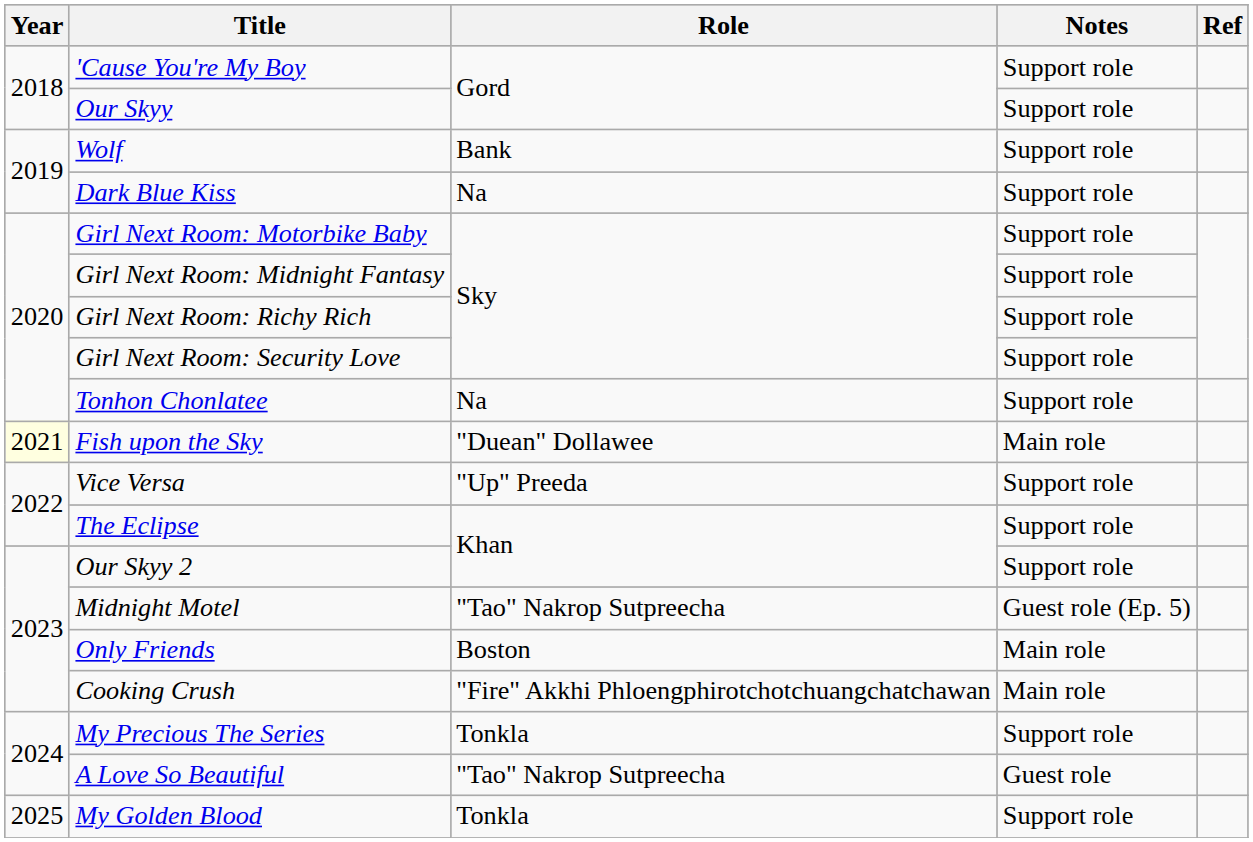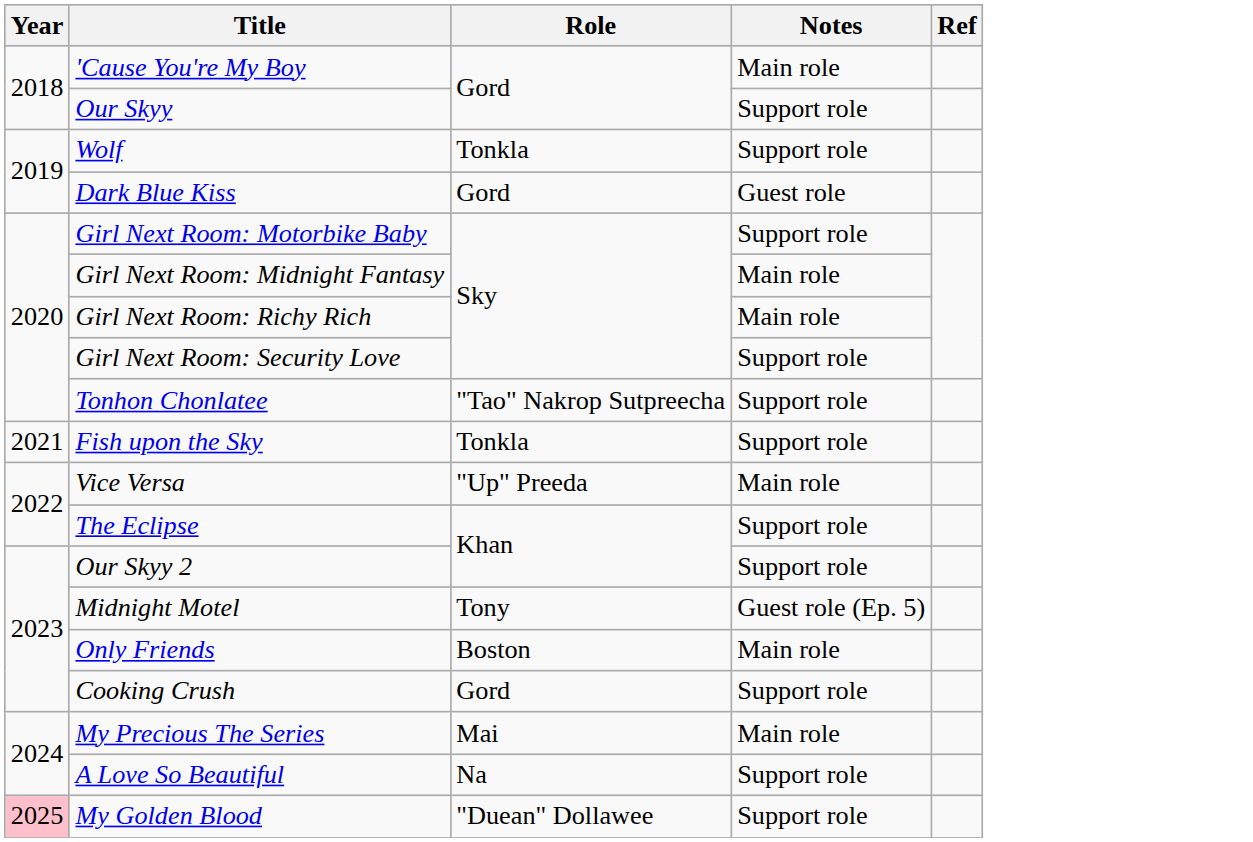(1068, 66) Support role -> (789, 66) Main role
(484, 150) Bank -> (493, 150) Tonkla
(472, 191) Na -> (483, 191) Gord
(1068, 191) Support role -> (791, 191) Guest role
(1068, 274) Support role -> (789, 274) Main role
(1068, 316) Support role -> (789, 316) Main role
(472, 399) Na -> (591, 399) "Tao" Nakrop Sutpreecha
(37, 441) lightyellow background -> (37, 441) no background
(555, 441) "Duean" Dollawee -> (493, 441) Tonkla
(1054, 441) Main role -> (802, 441) Support role
(1068, 483) Support role -> (789, 483) Main role
(591, 607) "Tao" Nakrop Sutpreecha -> (483, 607) Tony
(724, 691) "Fire" Akkhi Phloengphirotchotchuangchatchawan -> (483, 691) Gord
(1054, 691) Main role -> (802, 691) Support role
(493, 732) Tonkla -> (477, 732) Mai
(1068, 732) Support role -> (789, 732) Main role
(591, 774) "Tao" Nakrop Sutpreecha -> (472, 774) Na
(1057, 774) Guest role -> (802, 774) Support role
(37, 815) no background -> (37, 815) pink background
(493, 815) Tonkla -> (555, 815) "Duean" Dollawee
